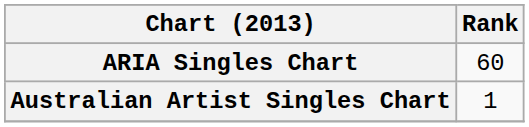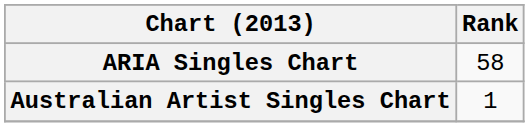(490, 63) 60 -> (490, 63) 58
